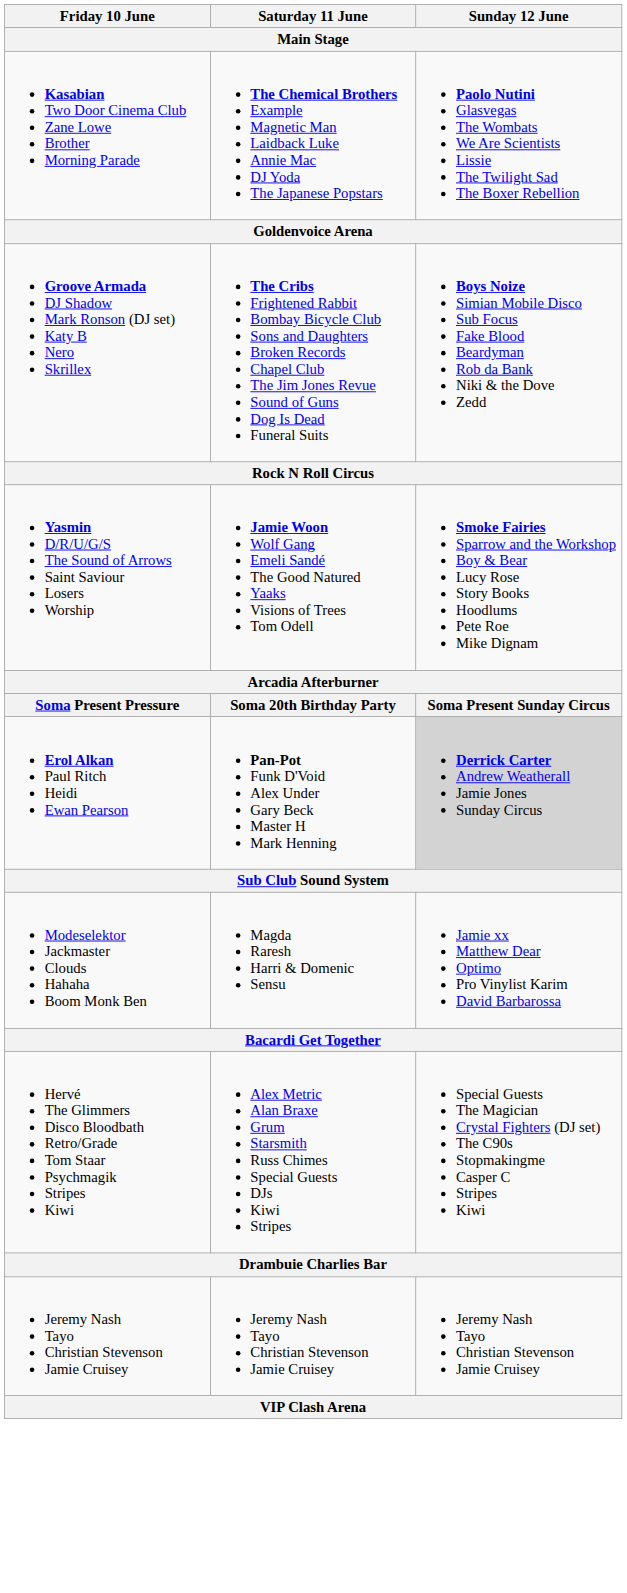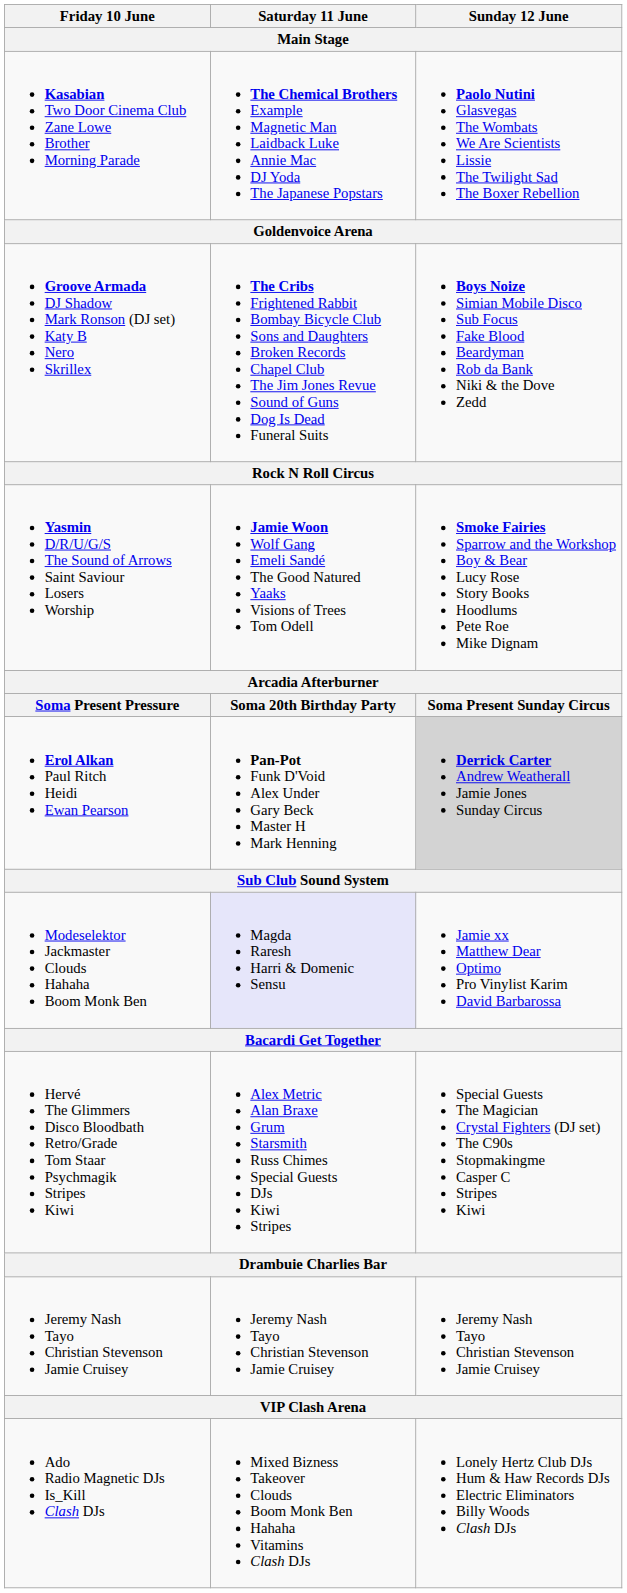(313, 960) no background -> (313, 960) lavender background
+ row: (107, 1487)
